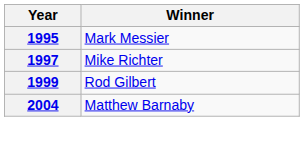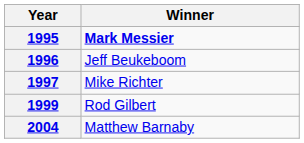(127, 37) normal -> (129, 37) bold
+ row: (43, 60)
